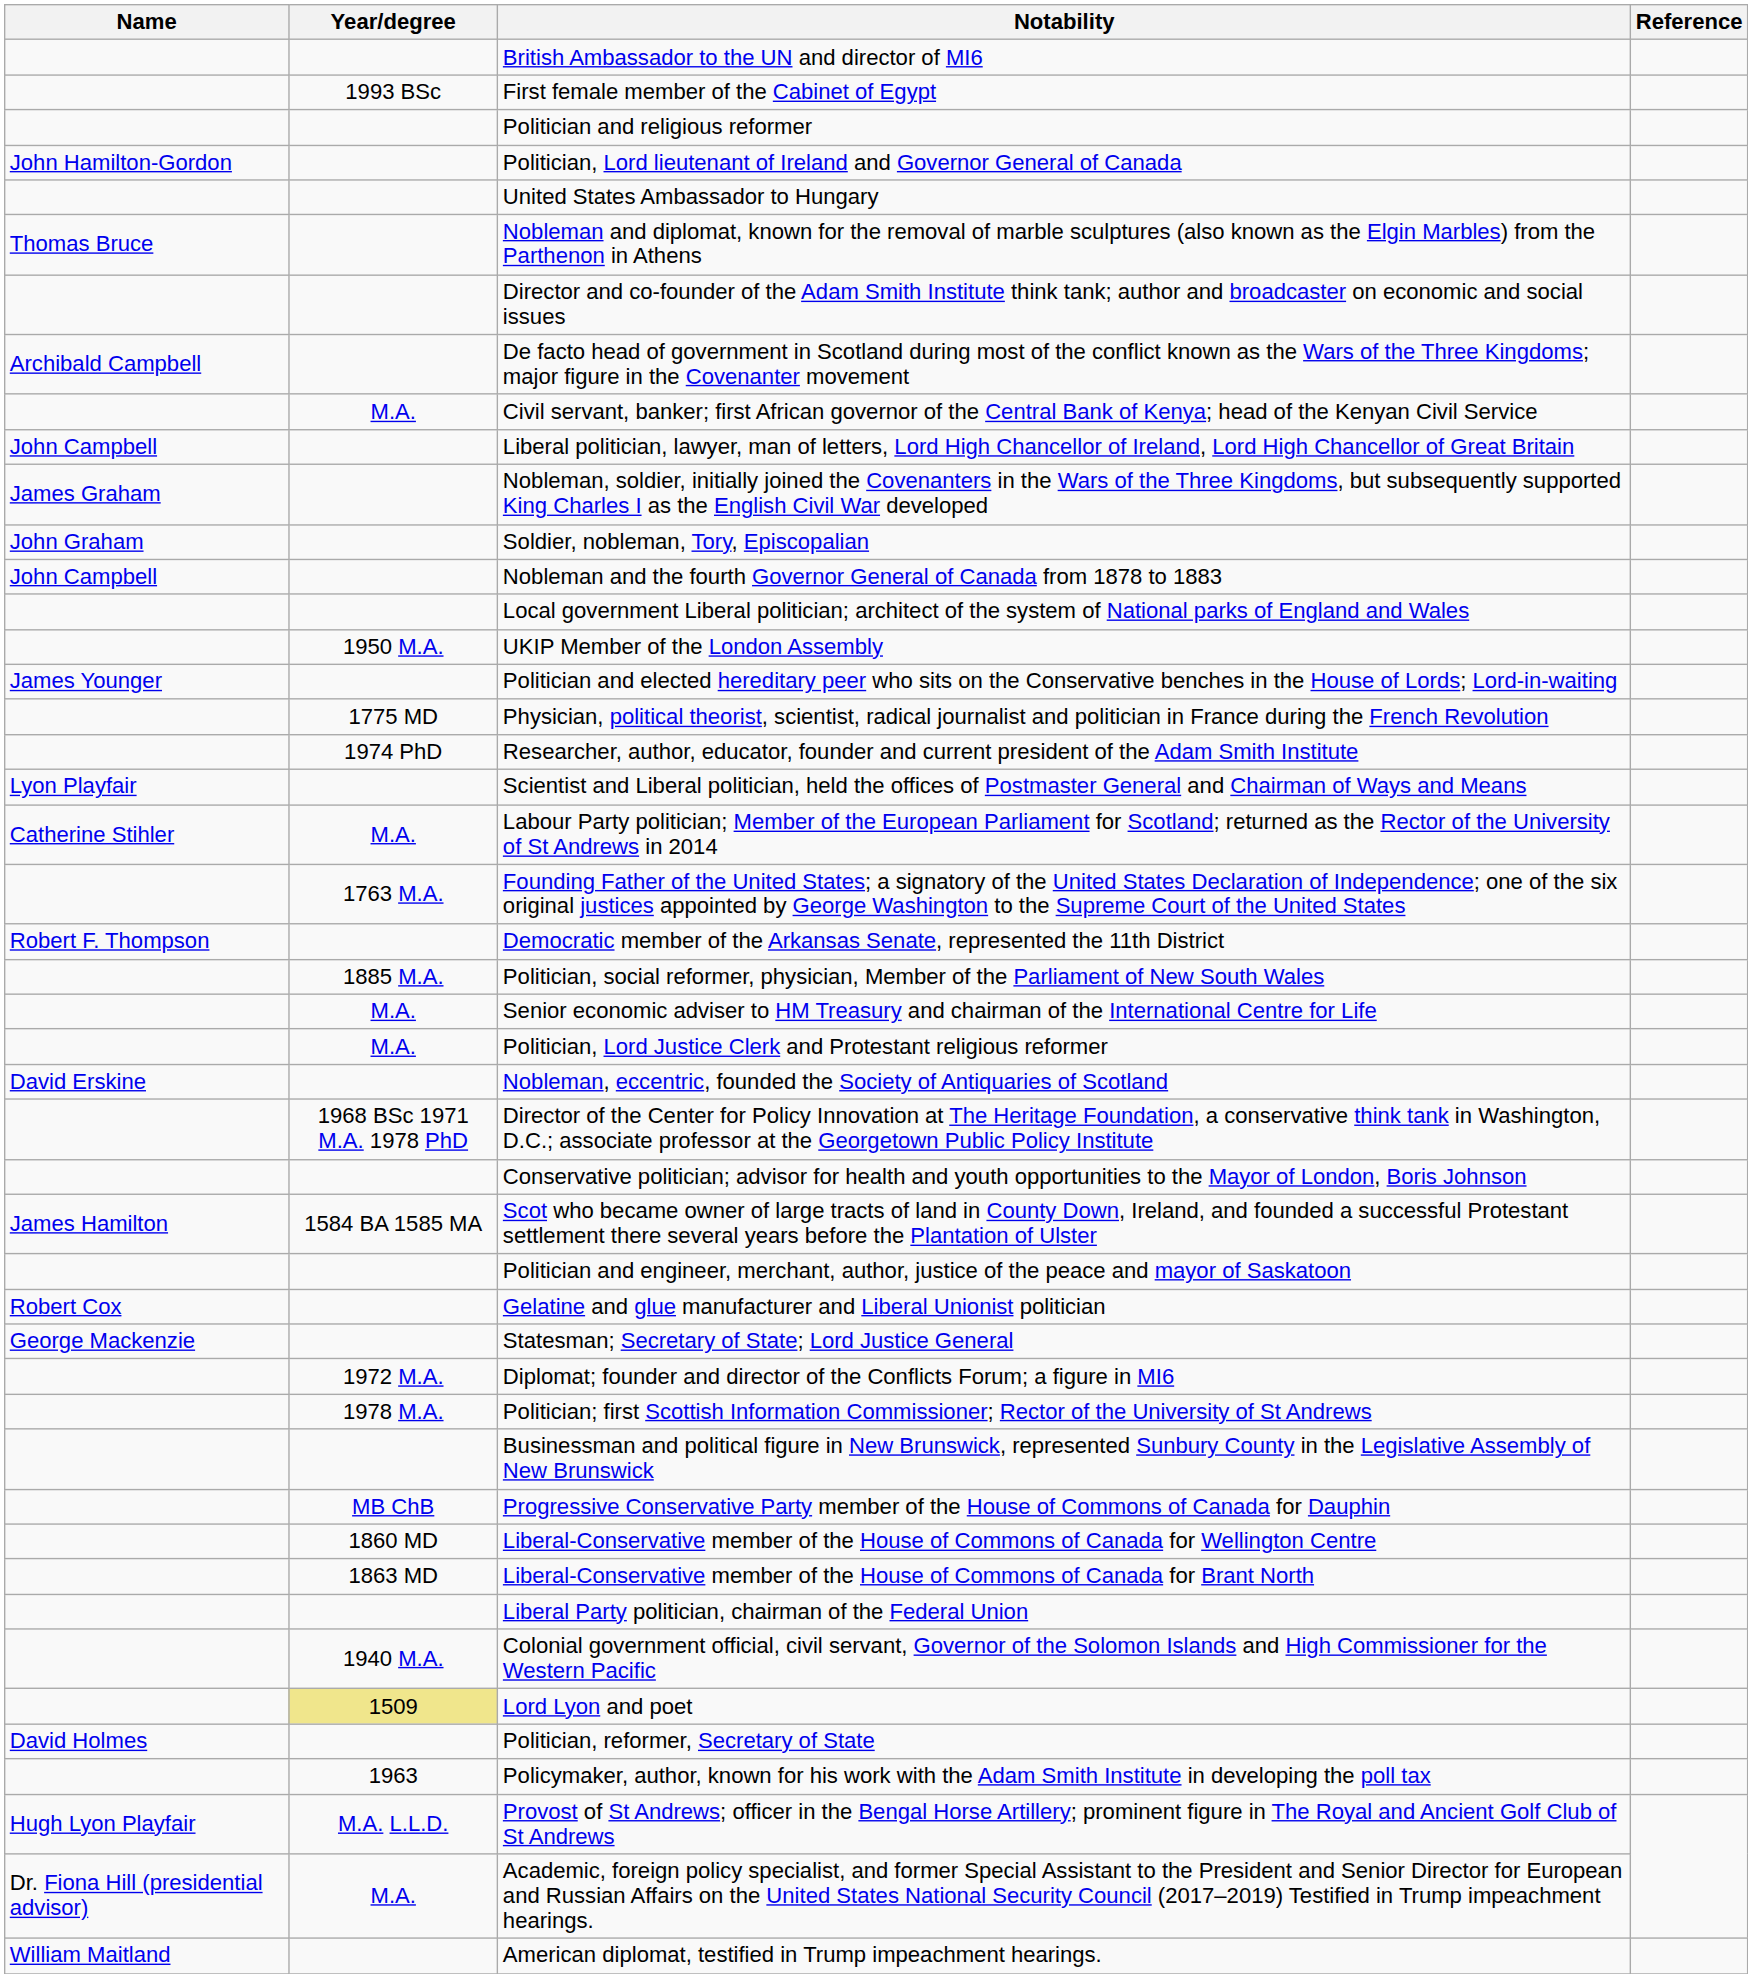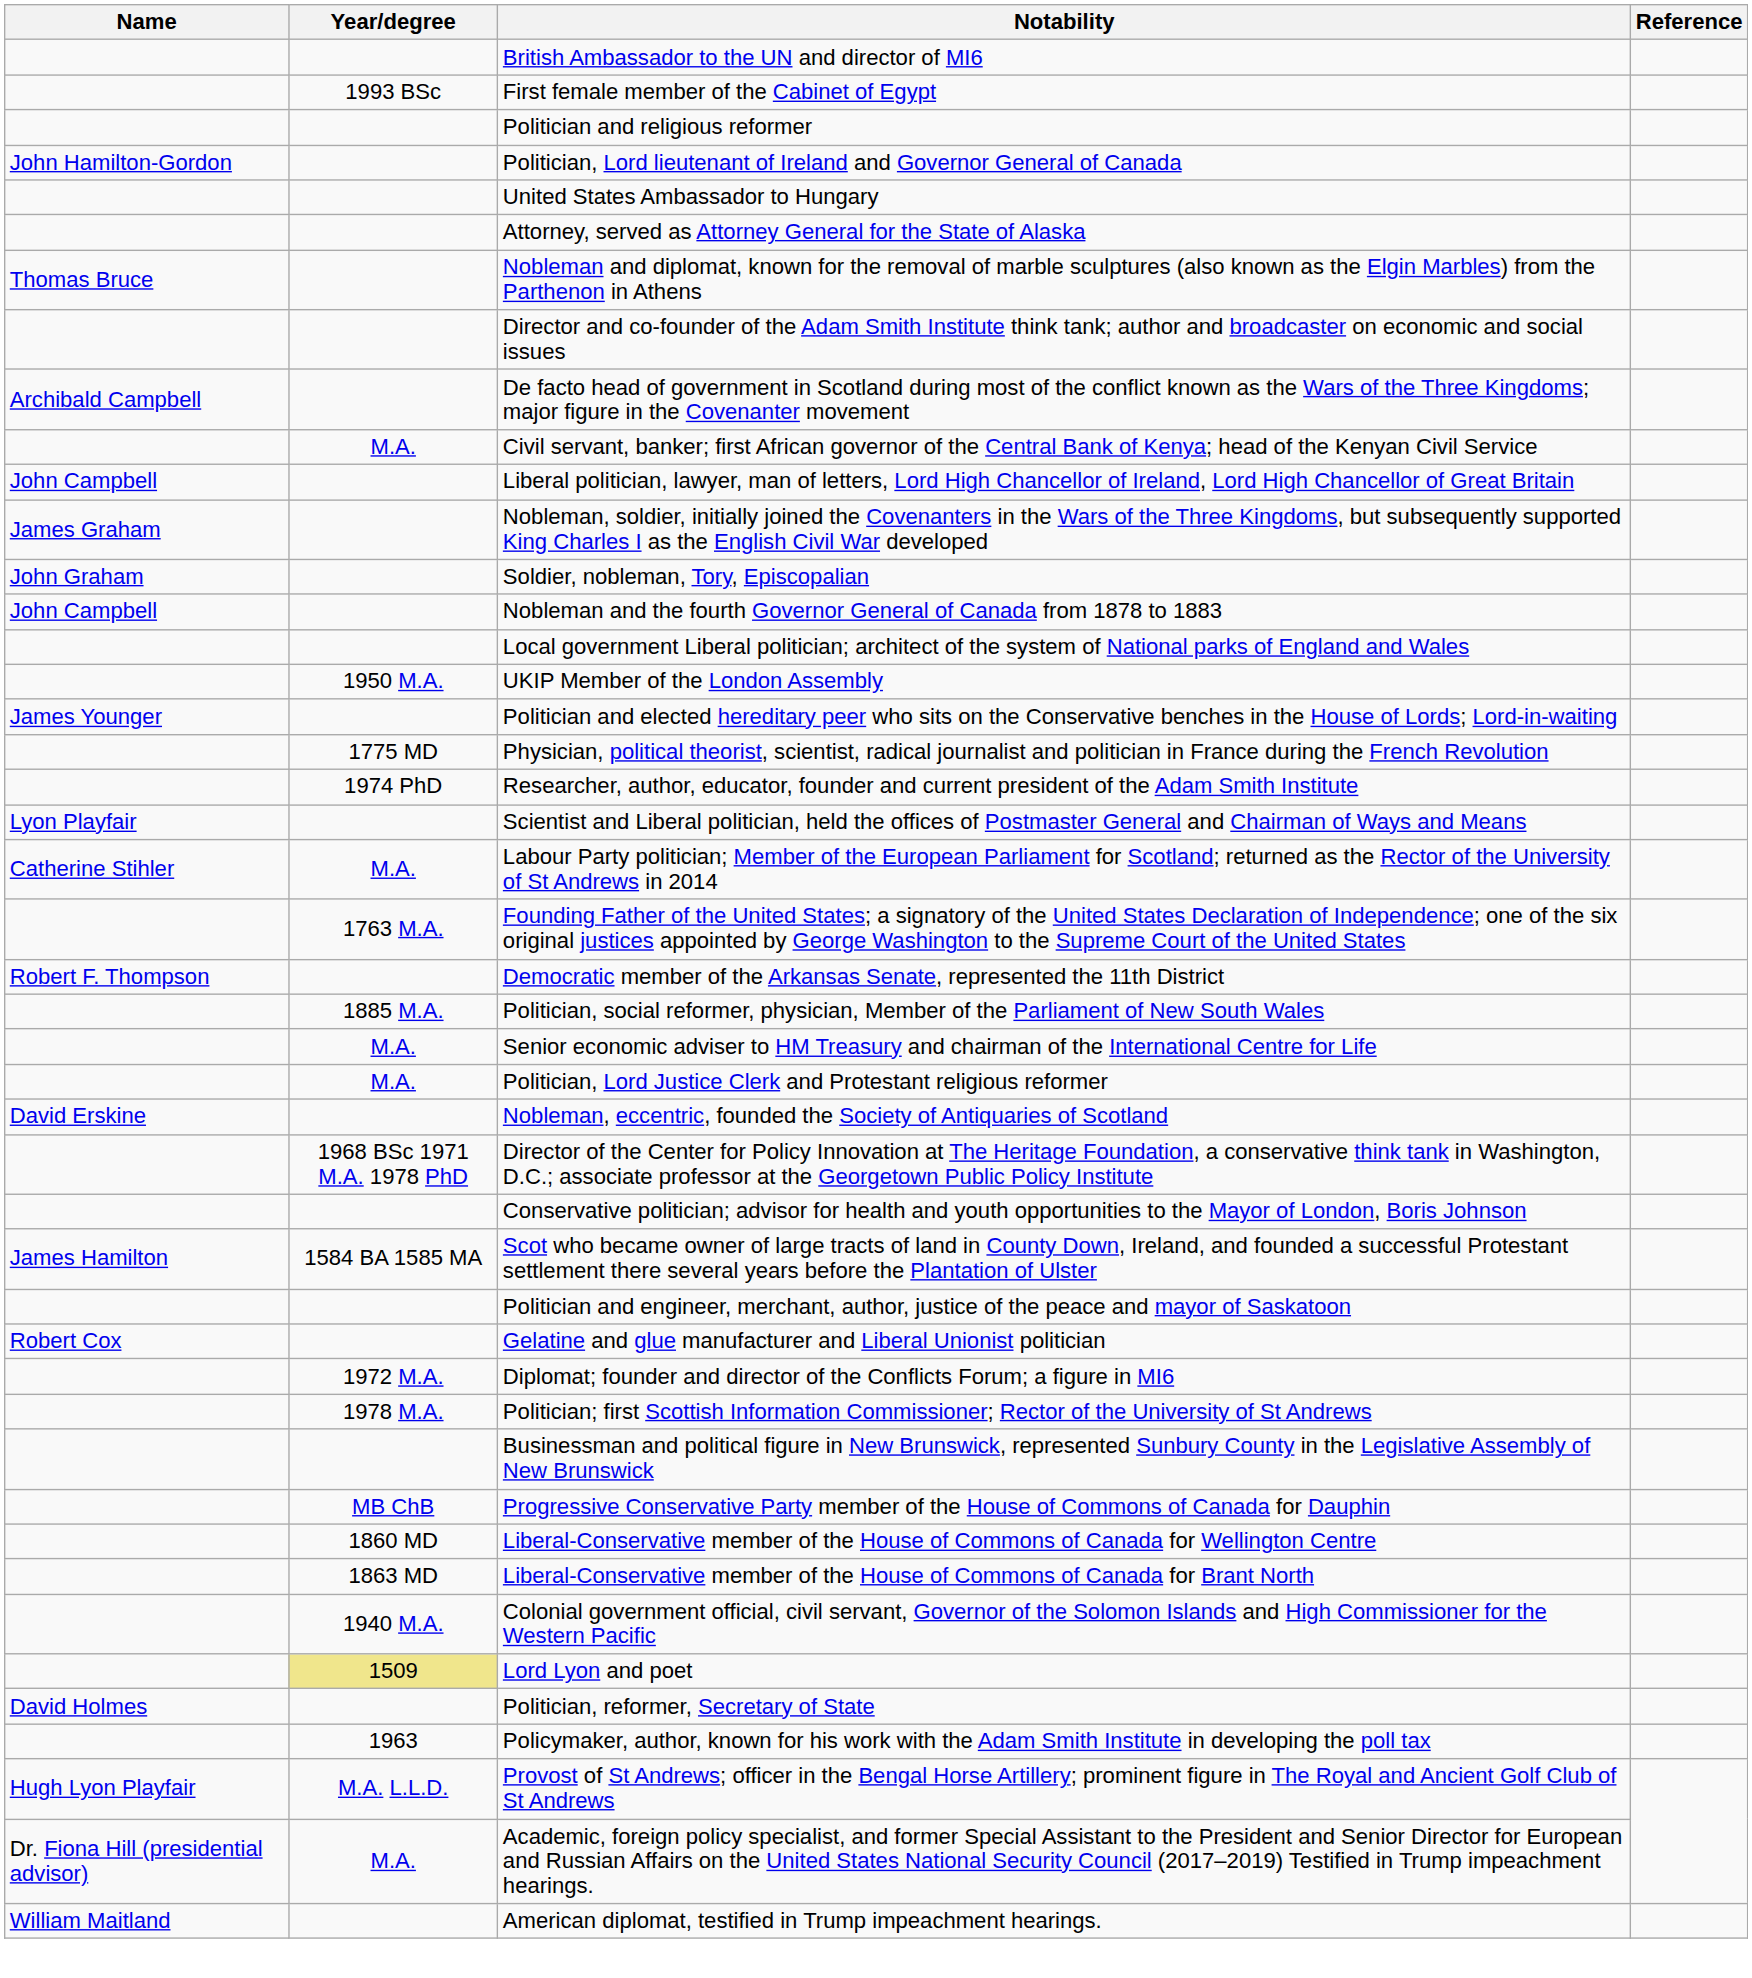+ row: (794, 232)
- row: (758, 1341)
- row: (766, 1611)
